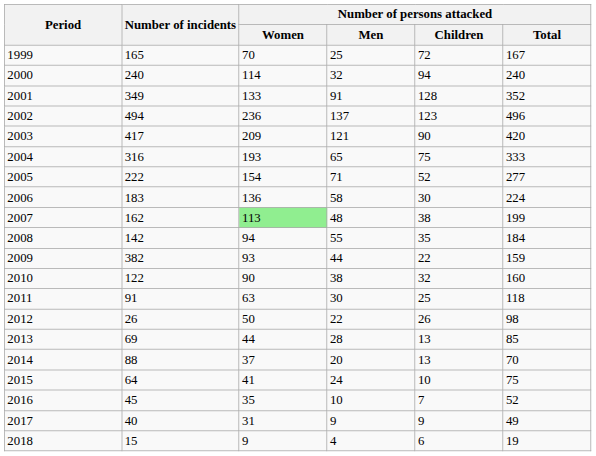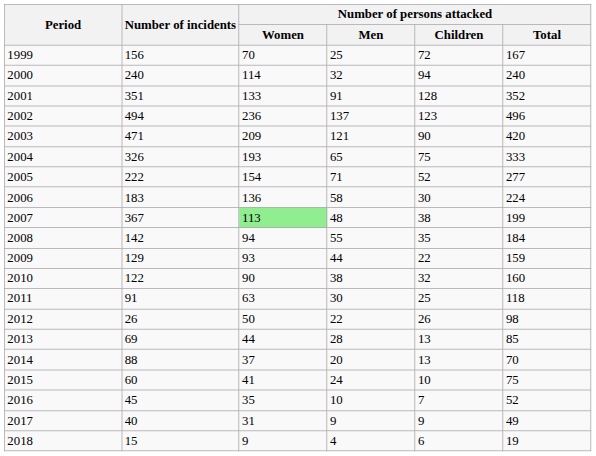(134, 55) 165 -> (134, 55) 156
(134, 95) 349 -> (134, 95) 351
(134, 136) 417 -> (134, 136) 471
(134, 156) 316 -> (134, 156) 326
(134, 217) 162 -> (134, 217) 367
(134, 258) 382 -> (134, 258) 129
(131, 380) 64 -> (131, 380) 60
